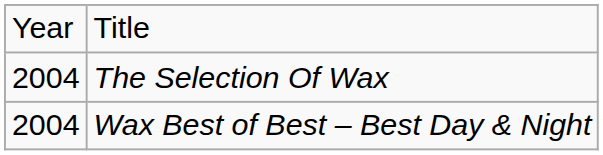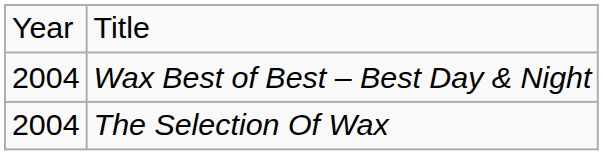rows swapped: (343, 125) <-> (241, 76)
